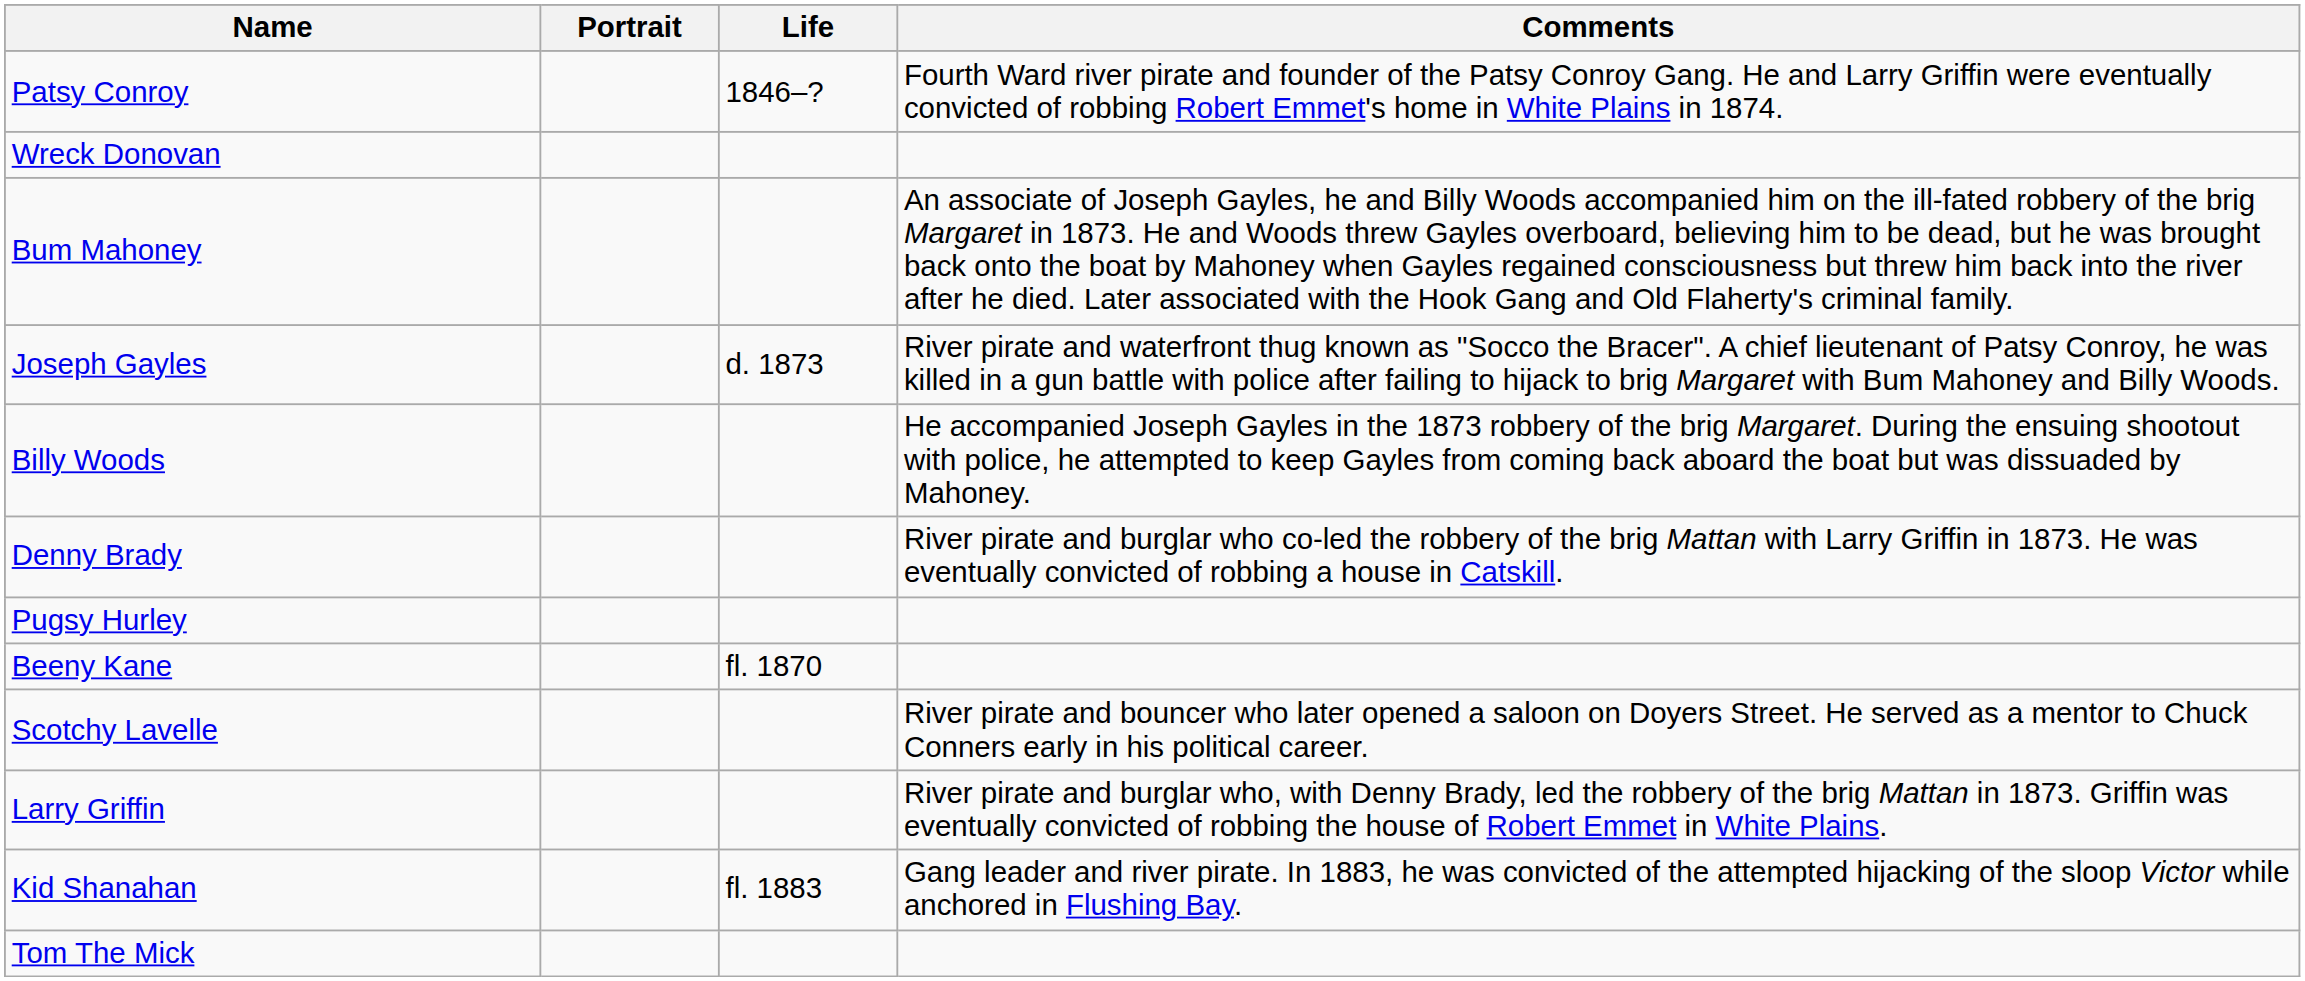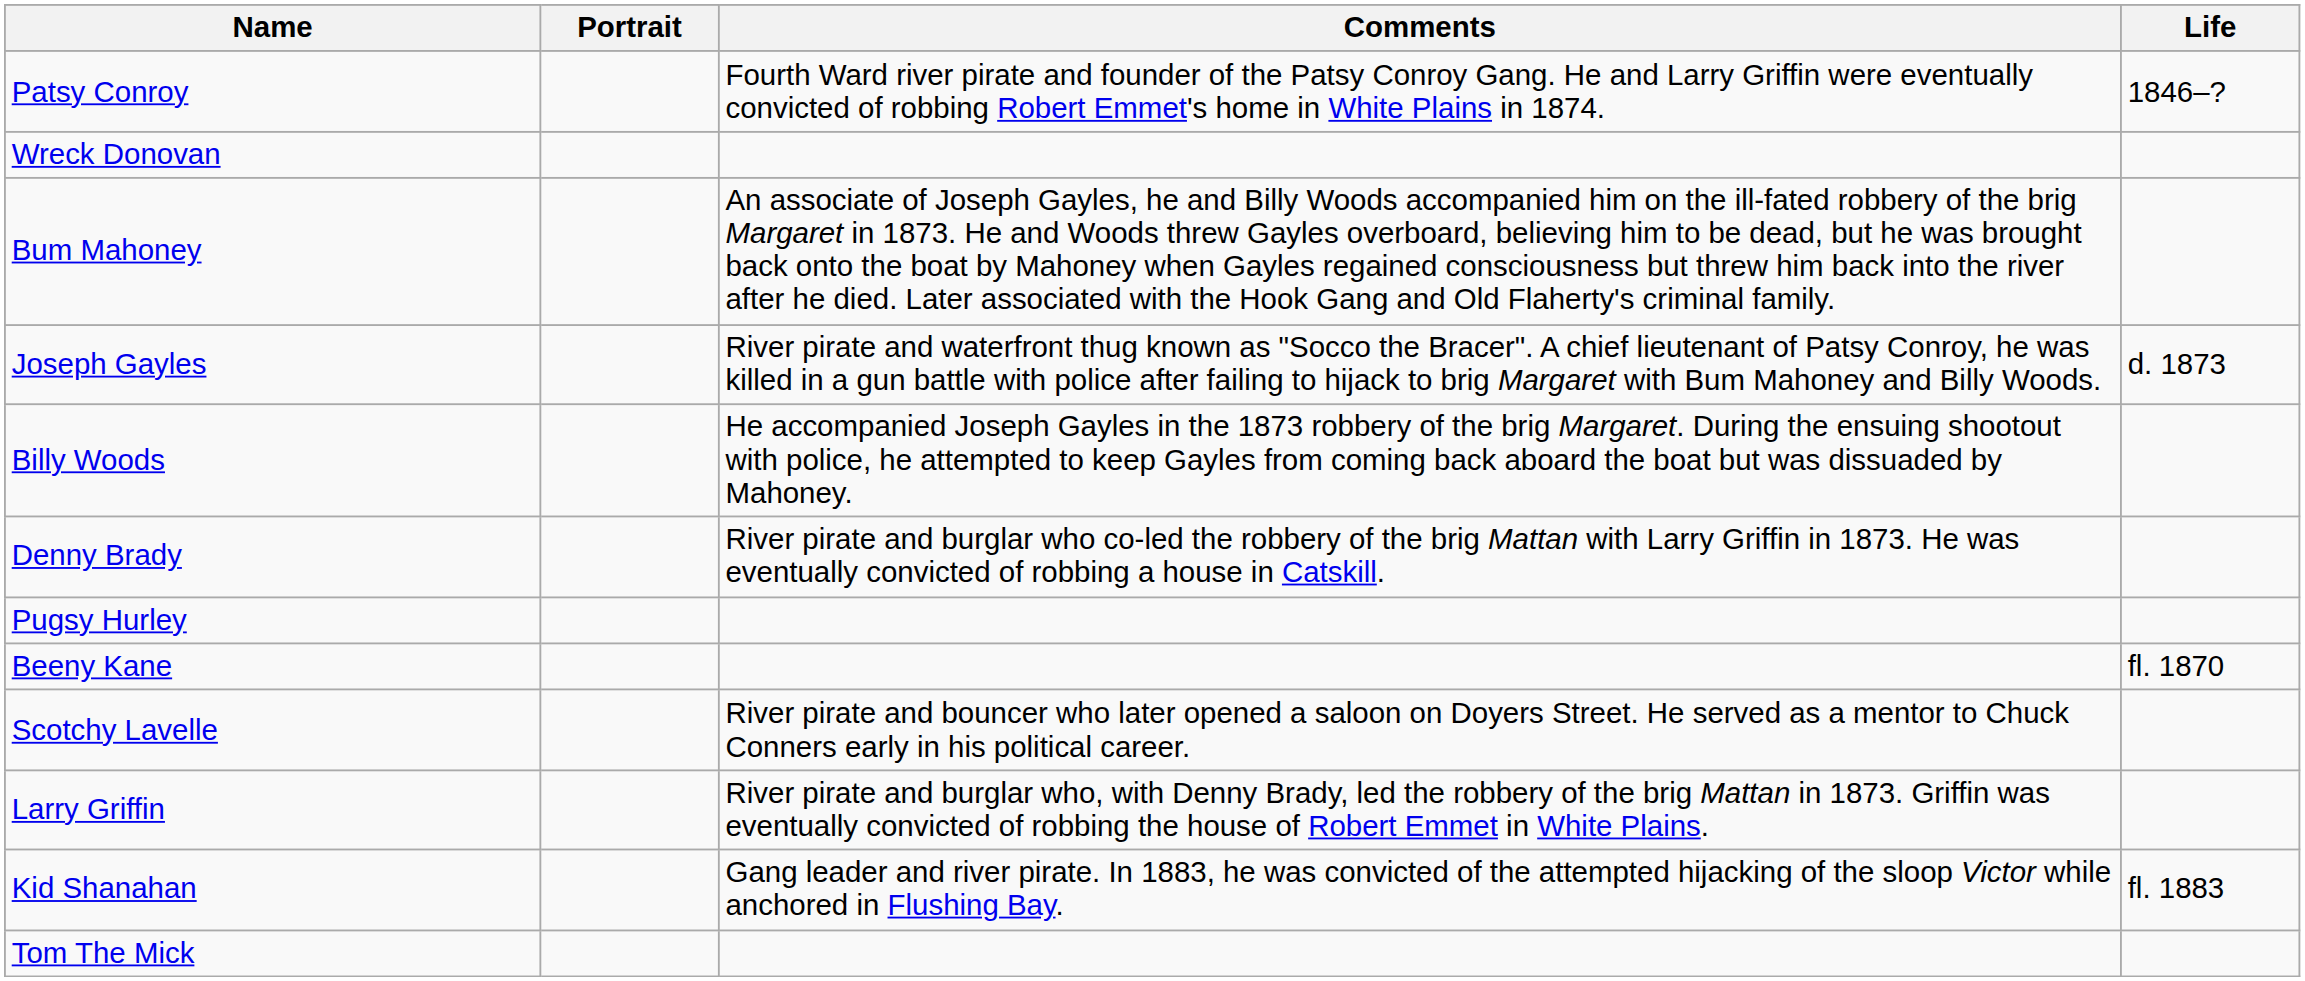columns swapped: (808, 27) <-> (1598, 27)
